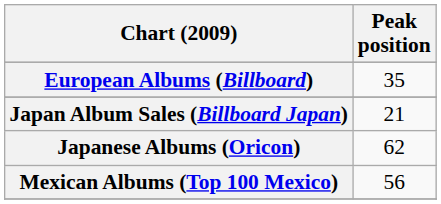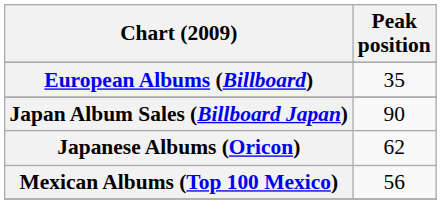(394, 113) 21 -> (394, 113) 90
